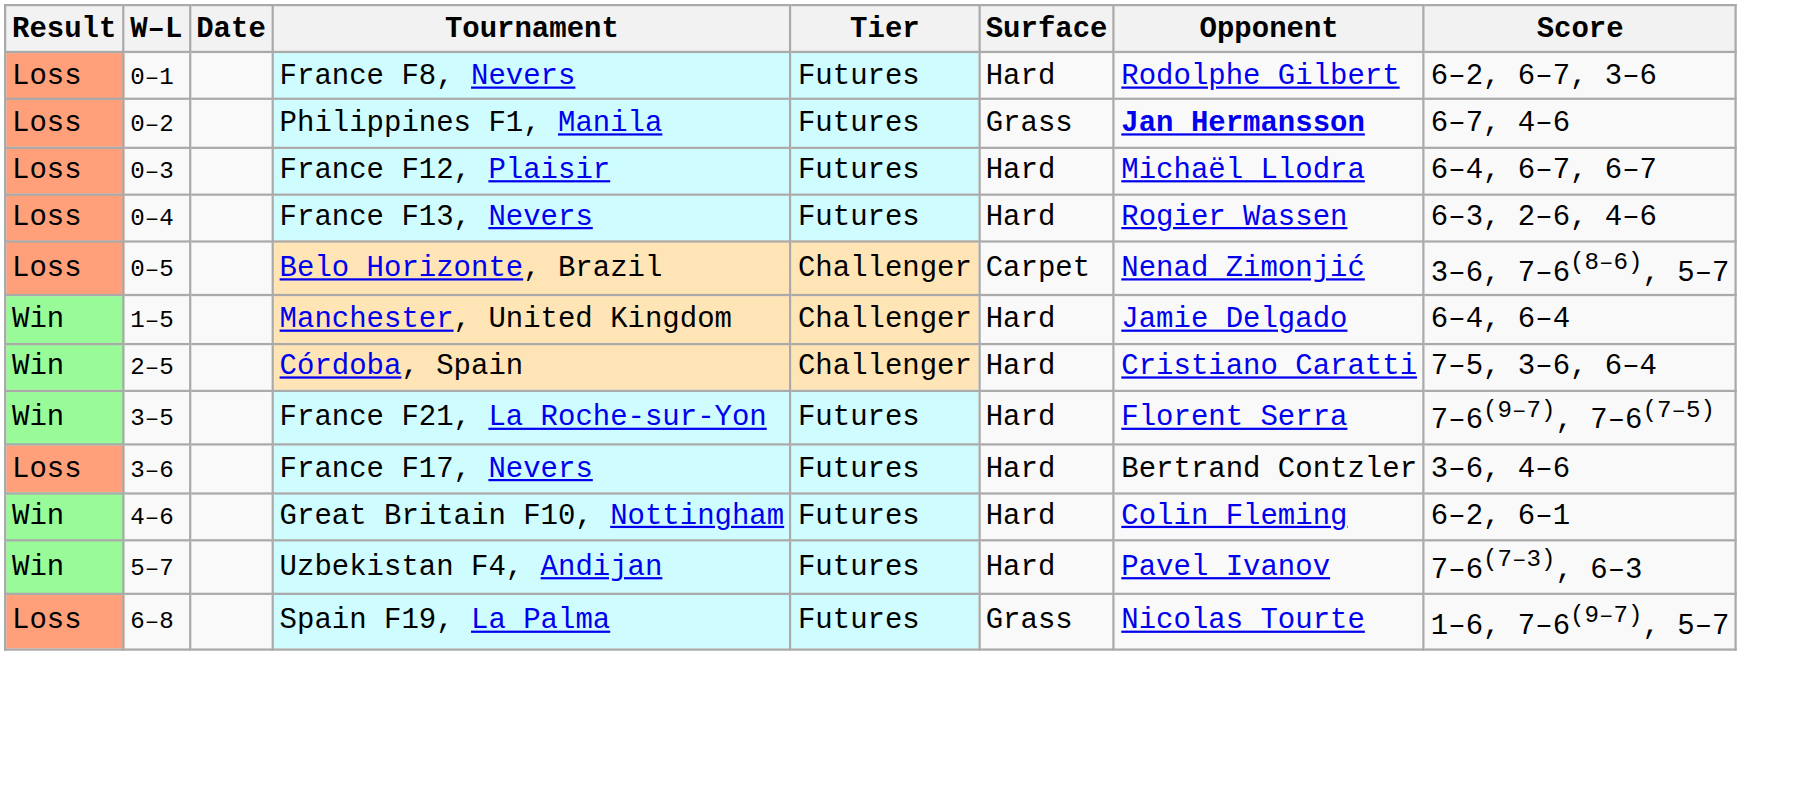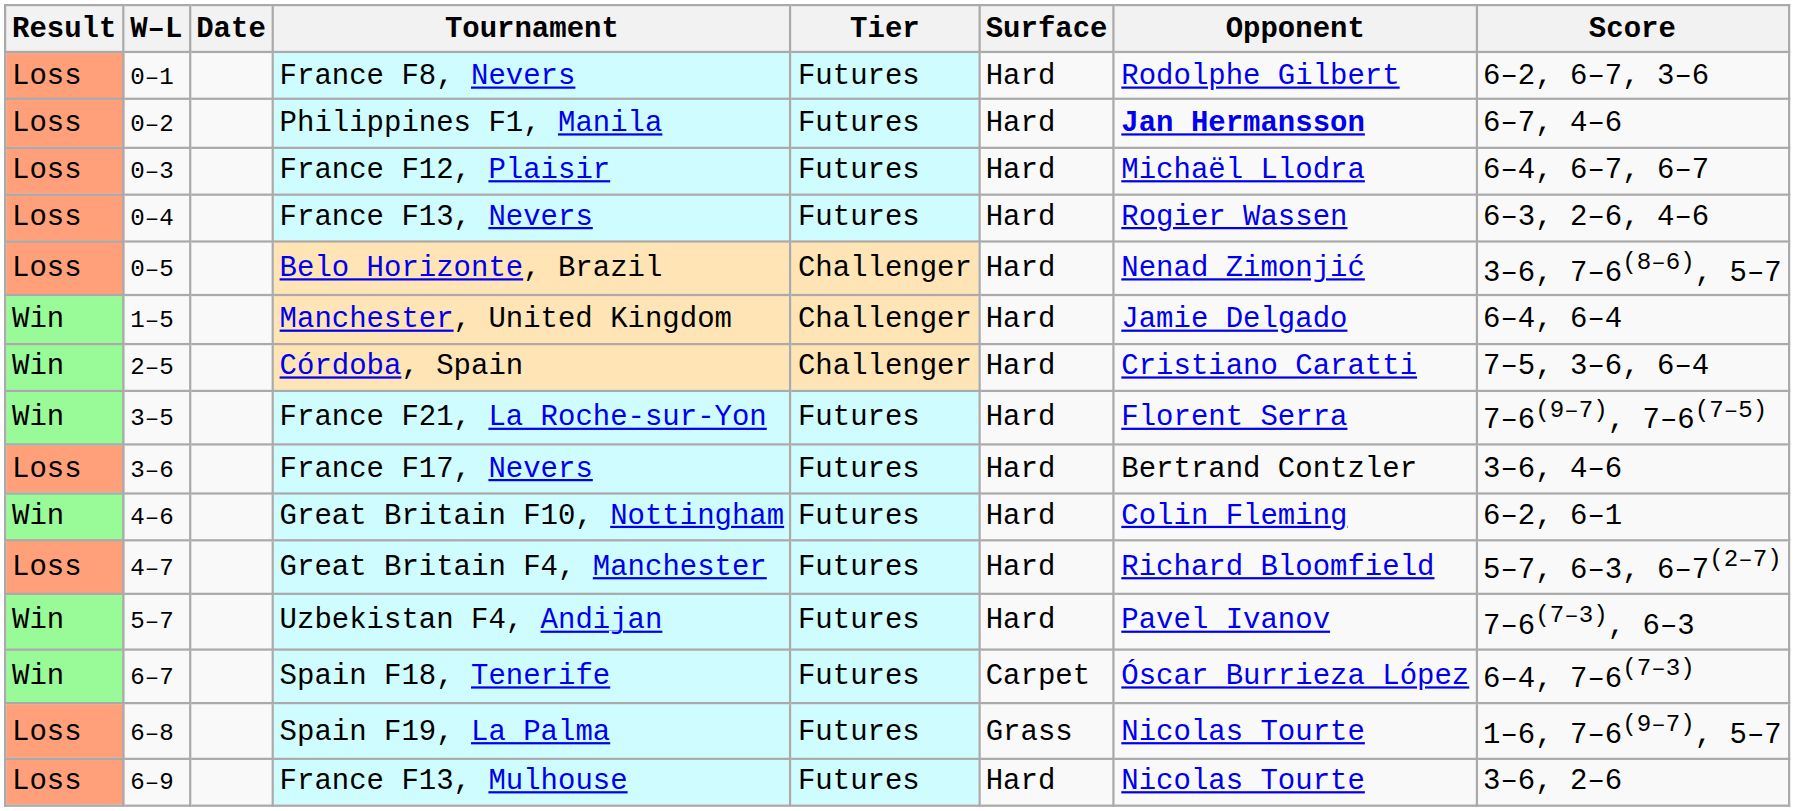(1029, 123) Grass -> (1021, 123) Hard
(1038, 269) Carpet -> (1021, 269) Hard
+ row: (523, 567)
+ row: (445, 676)
+ row: (454, 782)
